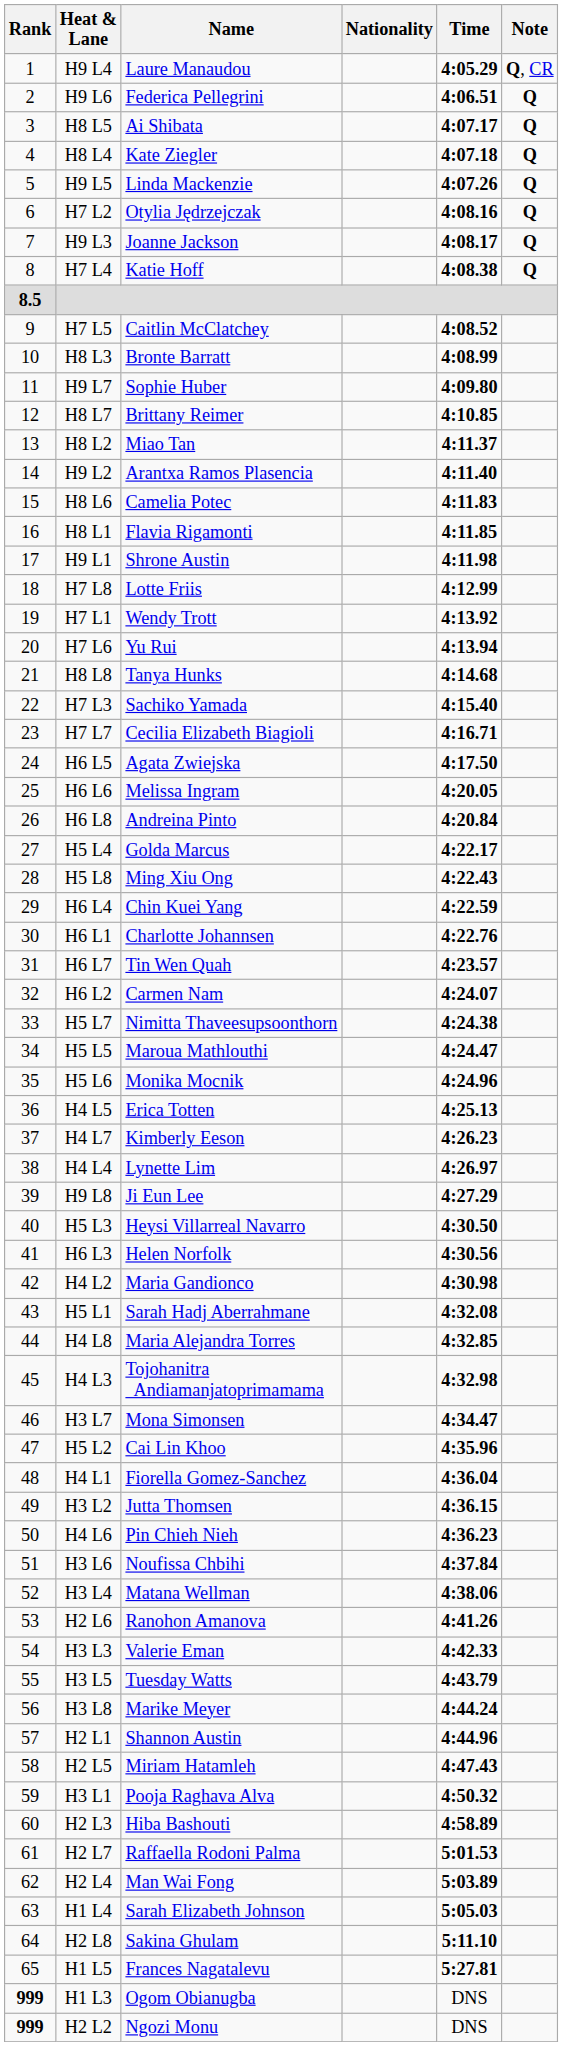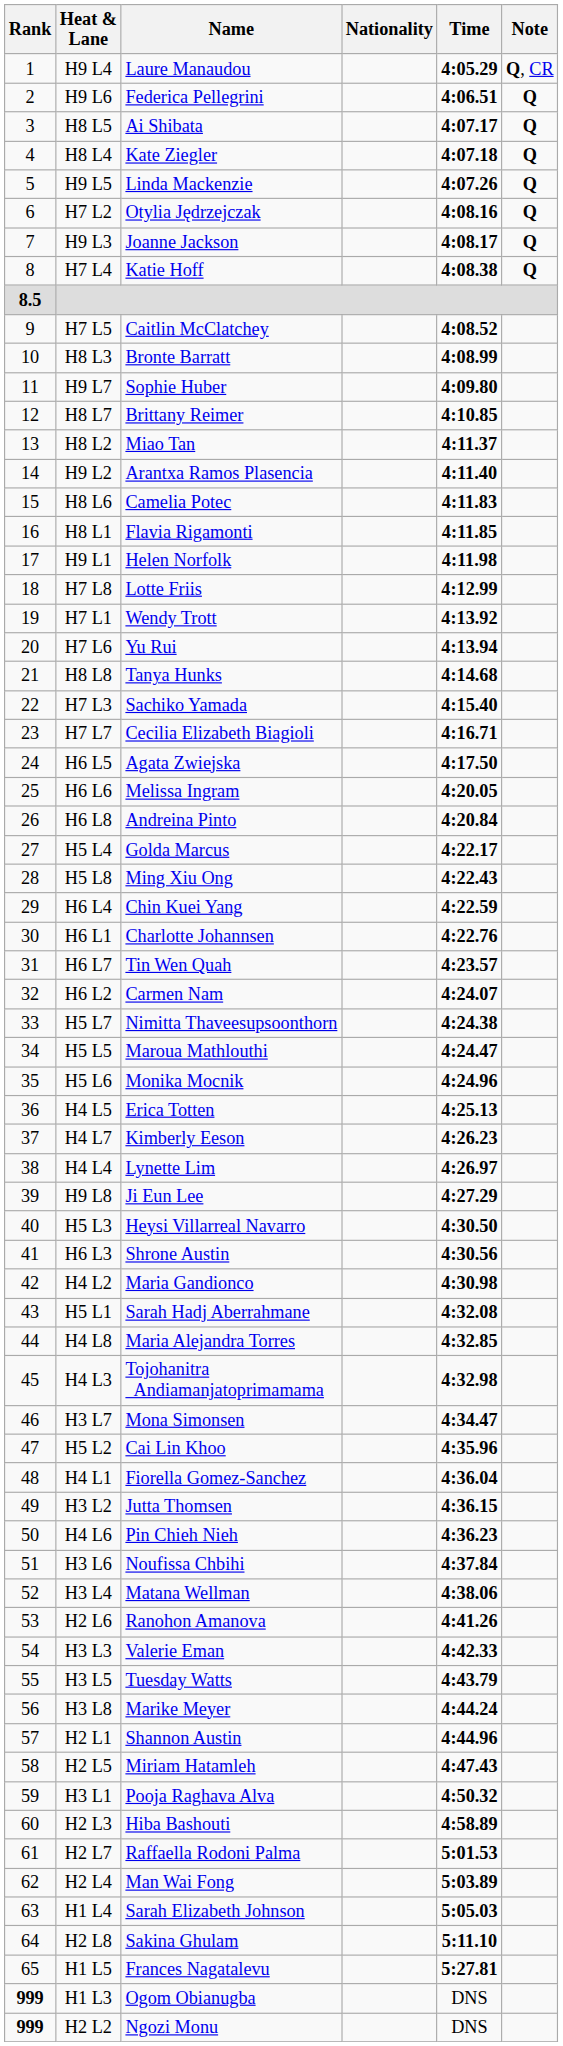(177, 560) Shrone Austin -> (178, 560) Helen Norfolk
(178, 1254) Helen Norfolk -> (177, 1254) Shrone Austin
